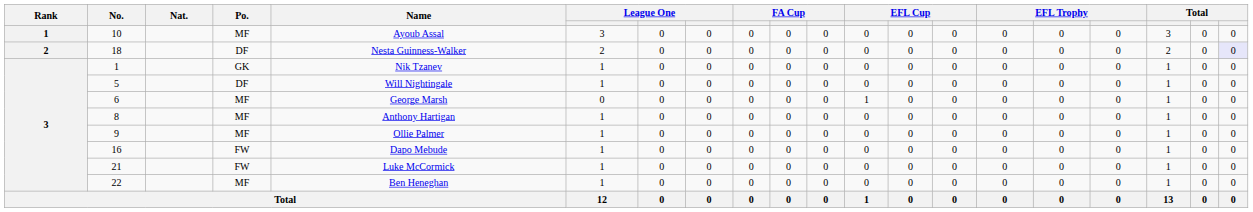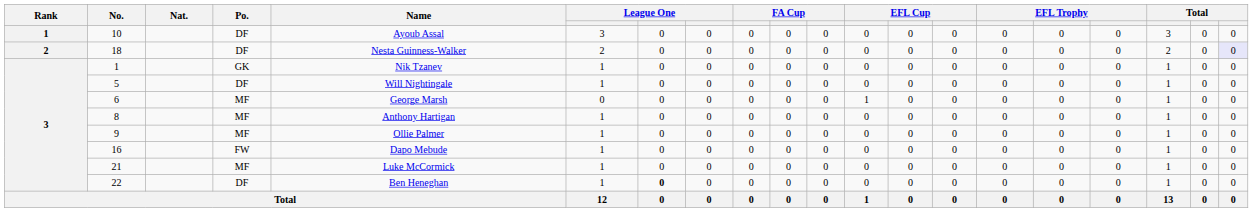(242, 34) MF -> (242, 34) DF
(242, 166) FW -> (242, 166) MF
(242, 183) MF -> (242, 183) DF
(662, 183) normal -> (662, 183) bold
